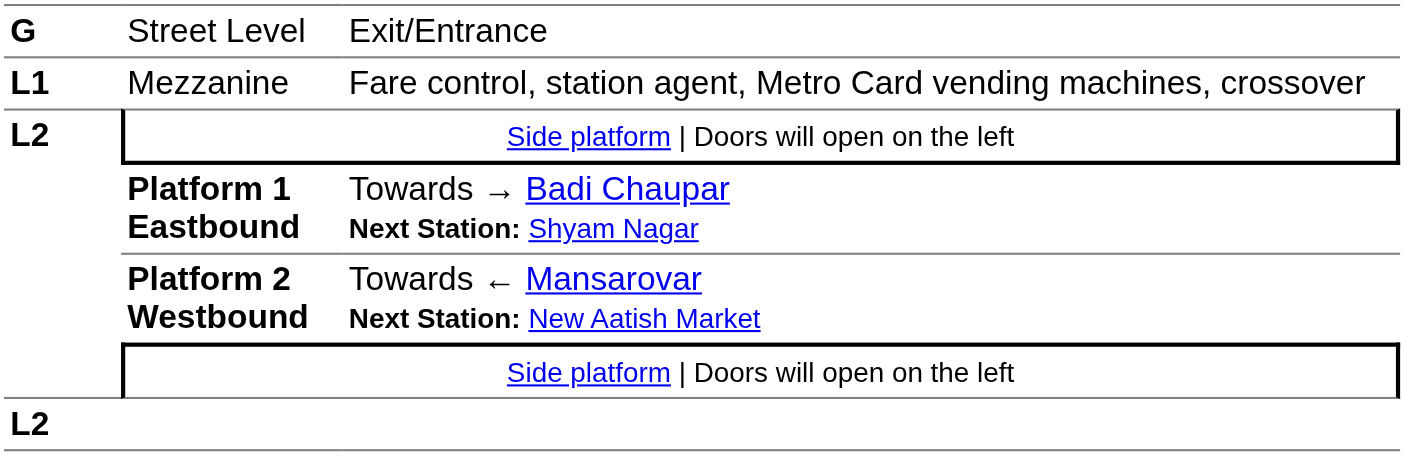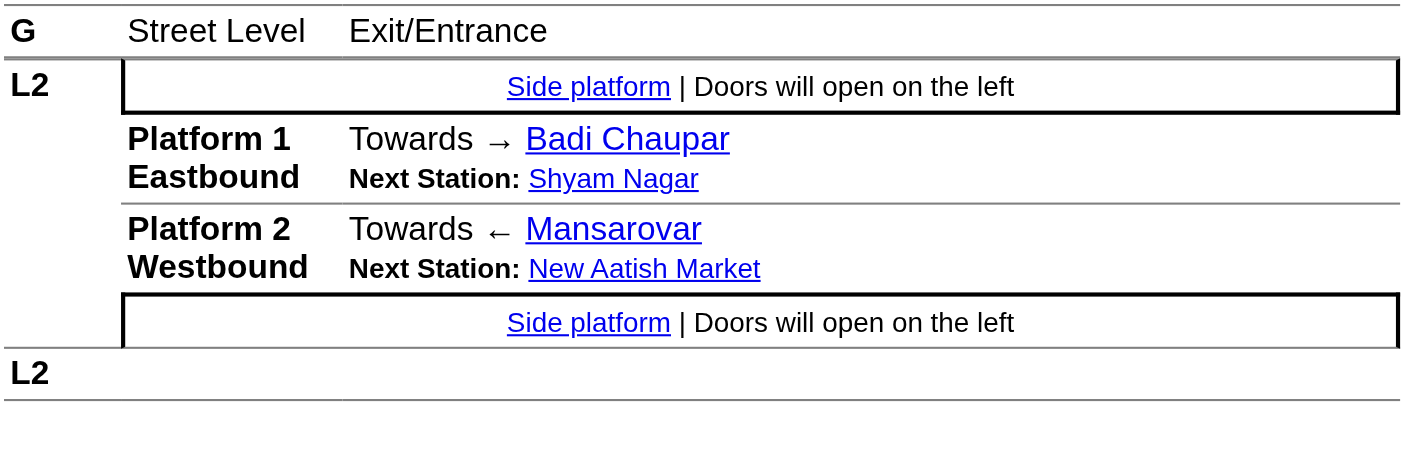- row: (208, 82)
